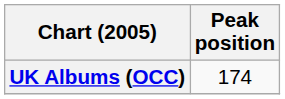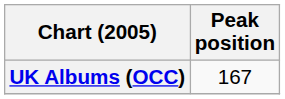(235, 76) 174 -> (235, 76) 167
